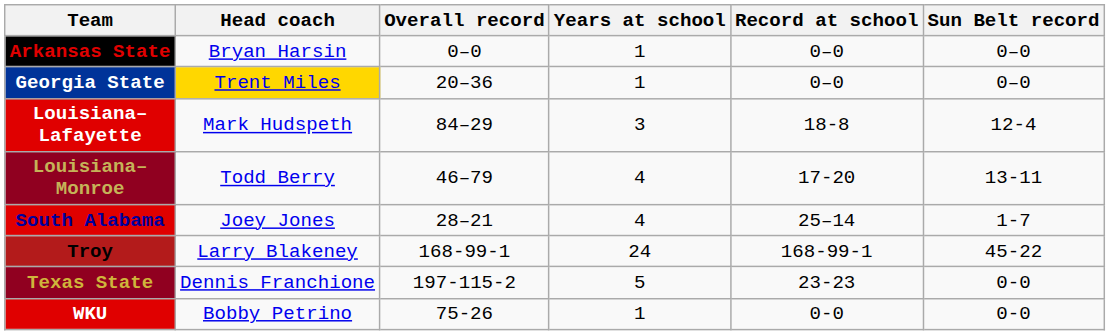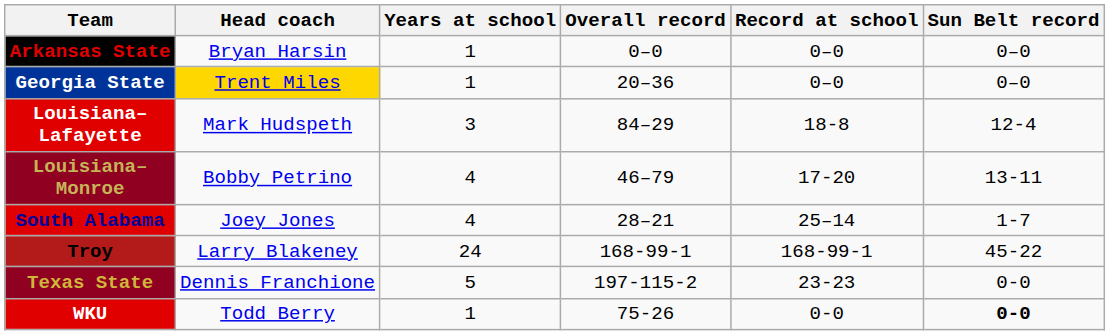columns swapped: (640, 20) <-> (464, 20)
(278, 178) Todd Berry -> (278, 178) Bobby Petrino
(278, 314) Bobby Petrino -> (278, 314) Todd Berry
(1014, 314) normal -> (1014, 314) bold
